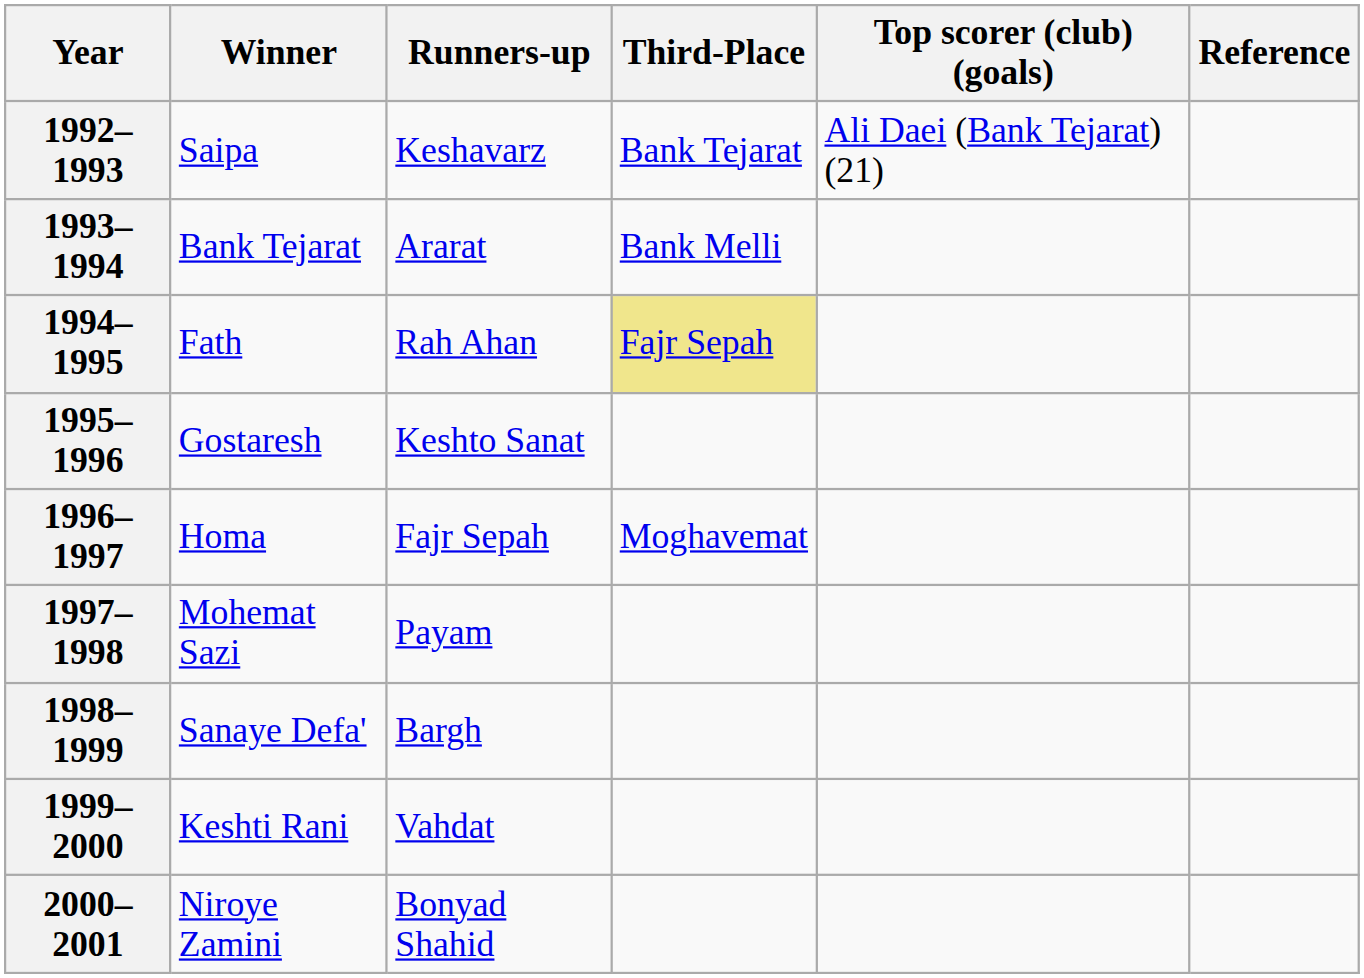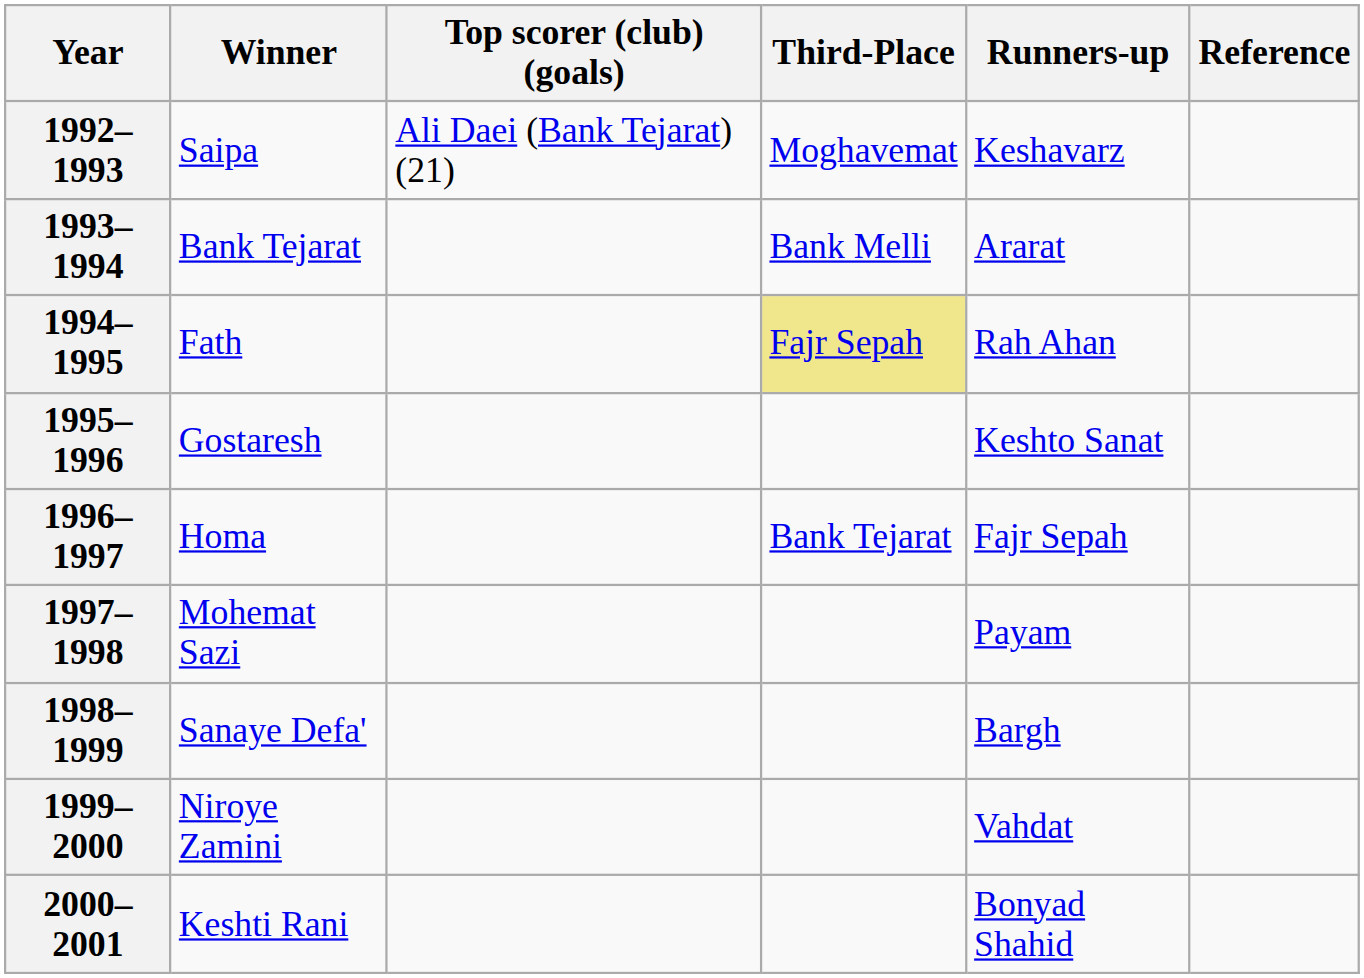columns swapped: (499, 52) <-> (1003, 52)
(711, 149) Bank Tejarat -> (864, 149) Moghavemat
(714, 536) Moghavemat -> (860, 536) Bank Tejarat
(264, 826) Keshti Rani -> (230, 826) Niroye Zamini
(230, 923) Niroye Zamini -> (264, 923) Keshti Rani
